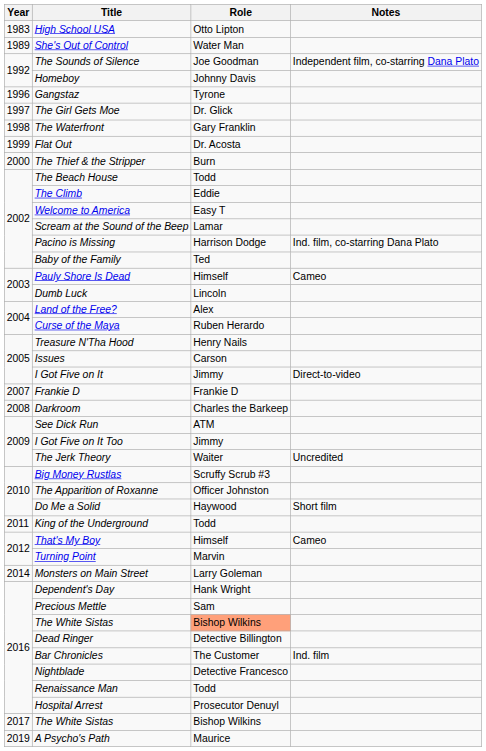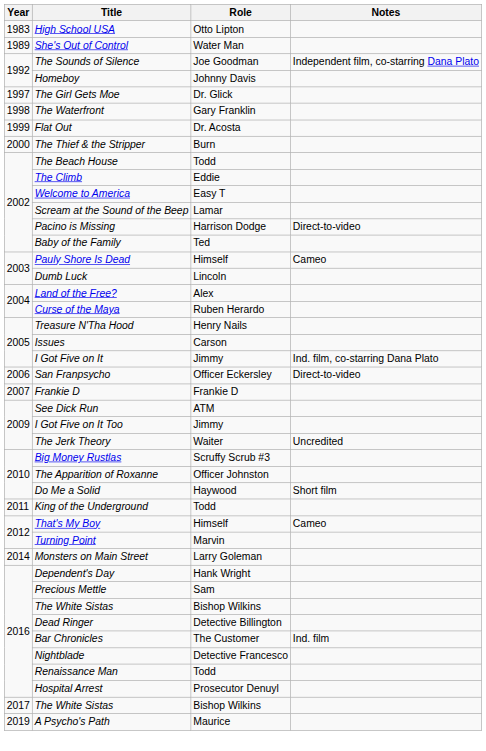- row: (18, 95)
(366, 243) Ind. film, co-starring Dana Plato -> (327, 227) Direct-to-video
(327, 375) Direct-to-video -> (366, 359) Ind. film, co-starring Dana Plato
+ row: (18, 375)
- row: (18, 408)
(227, 623) lightsalmon background -> (227, 606) no background
